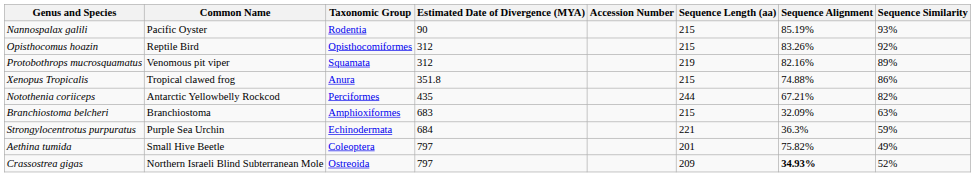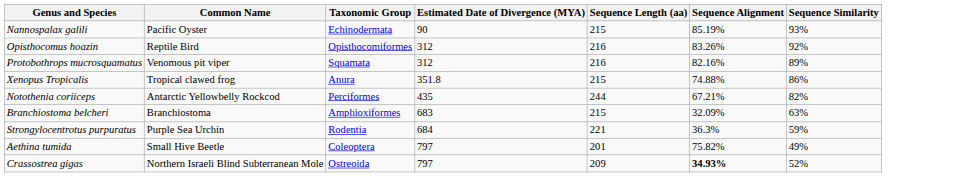- column: (632, 12)
(347, 29) Rodentia -> (360, 29) Echinodermata
(687, 46) 215 -> (598, 46) 216
(687, 63) 219 -> (598, 63) 216
(360, 130) Echinodermata -> (347, 130) Rodentia
